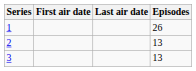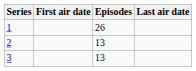columns swapped: (122, 12) <-> (171, 12)
